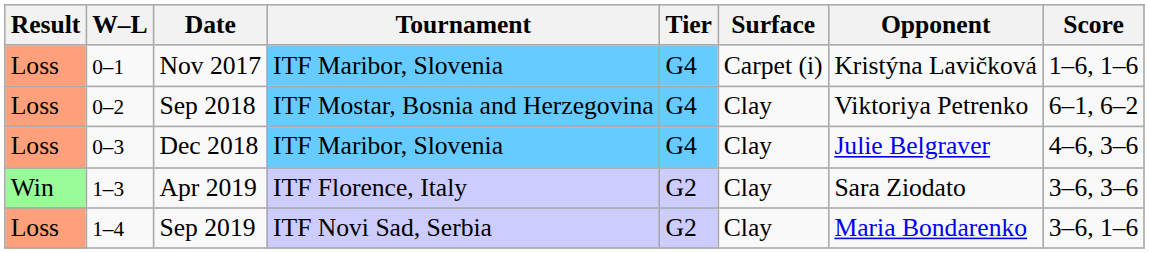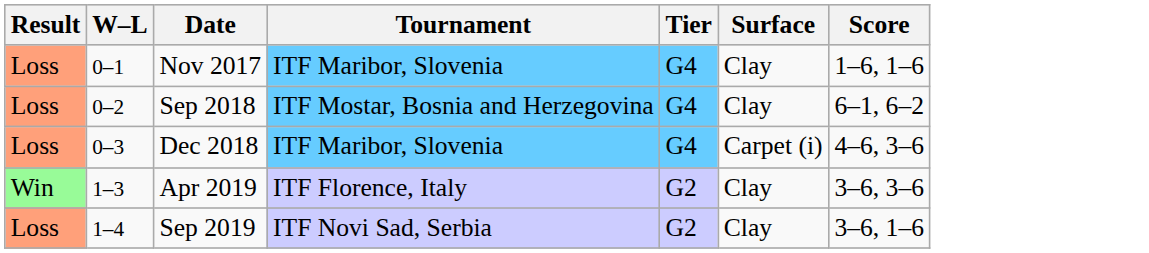- column: (936, 24)
(773, 65) Carpet (i) -> (748, 65) Clay
(748, 146) Clay -> (773, 146) Carpet (i)
